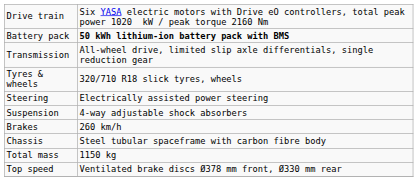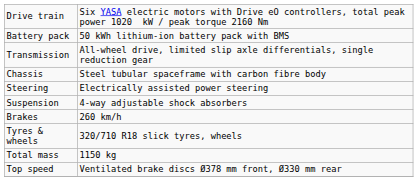(184, 36) bold -> (184, 36) normal
rows swapped: (25, 141) <-> (25, 79)
